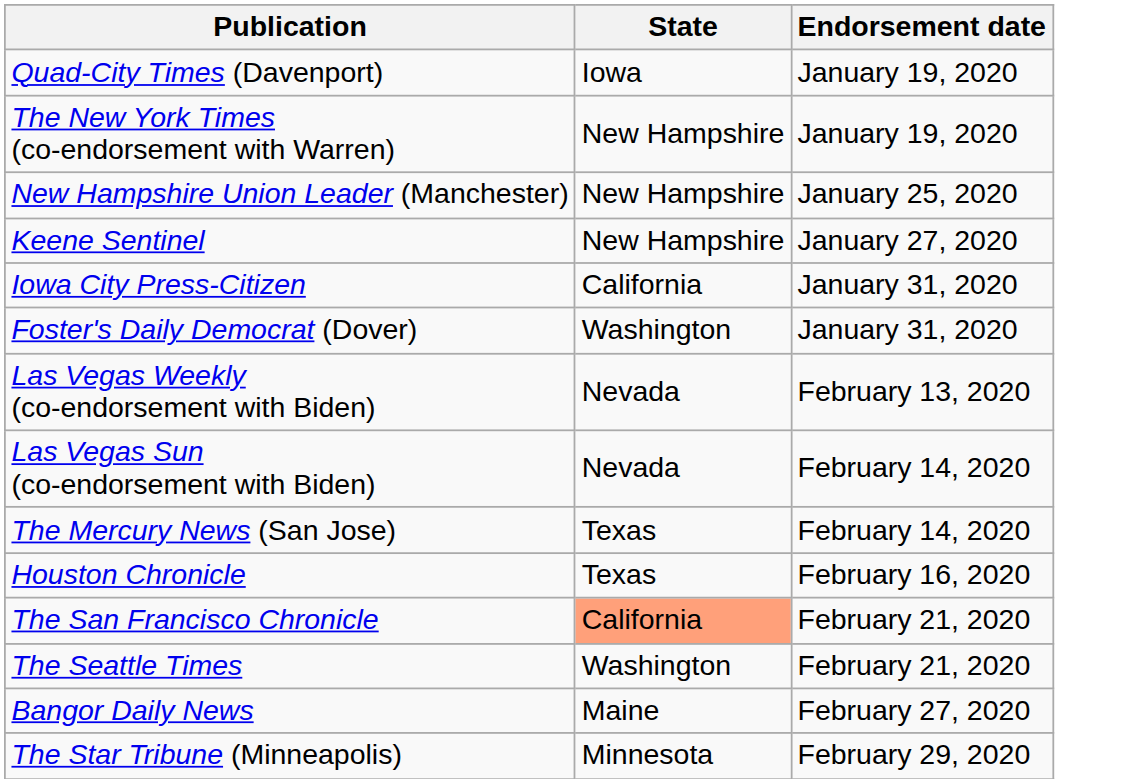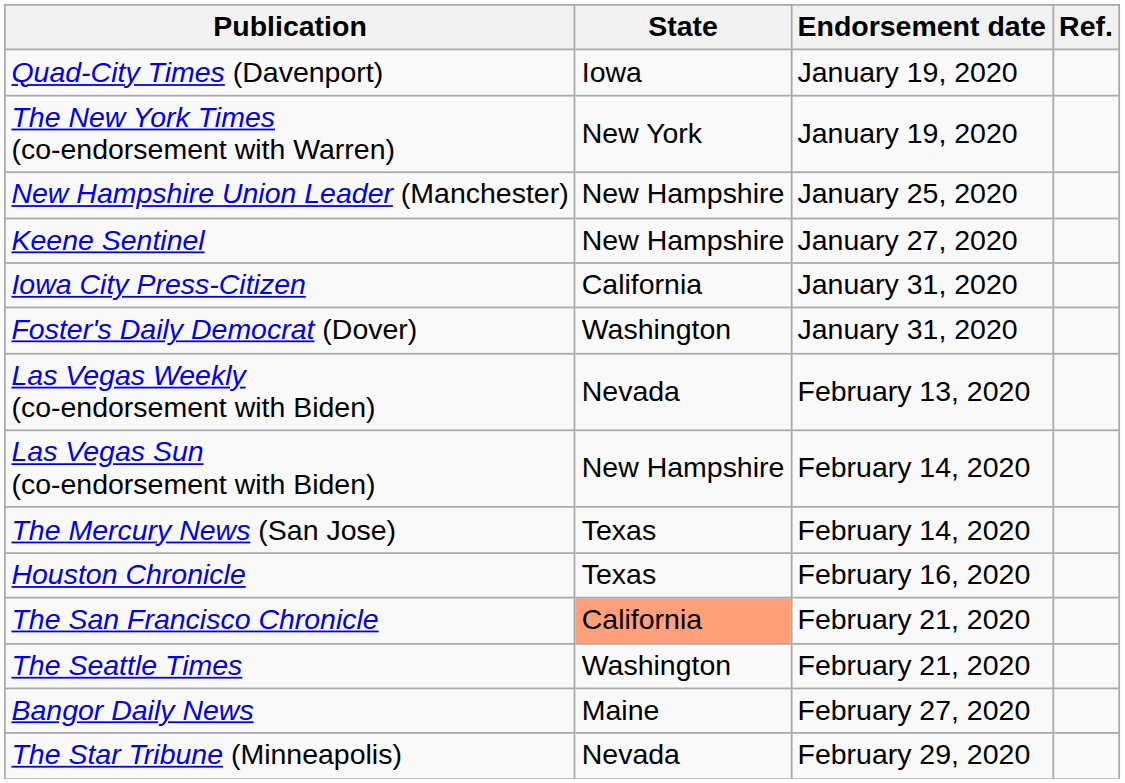+ column: (1086, 27)
(683, 133) New Hampshire -> (642, 133) New York
(631, 468) Nevada -> (683, 468) New Hampshire
(647, 755) Minnesota -> (631, 755) Nevada
